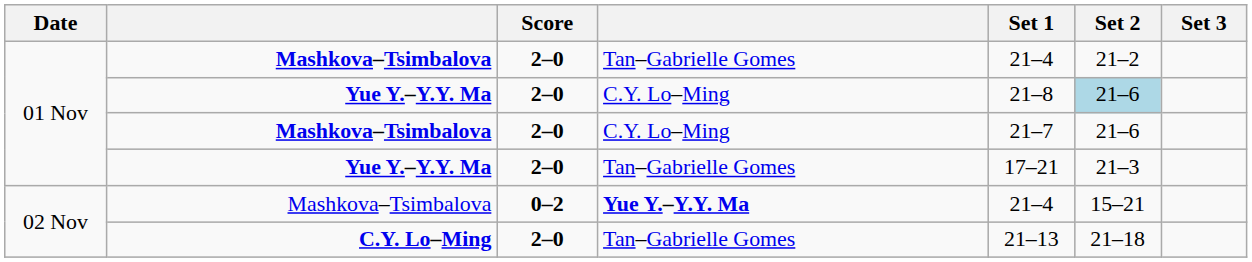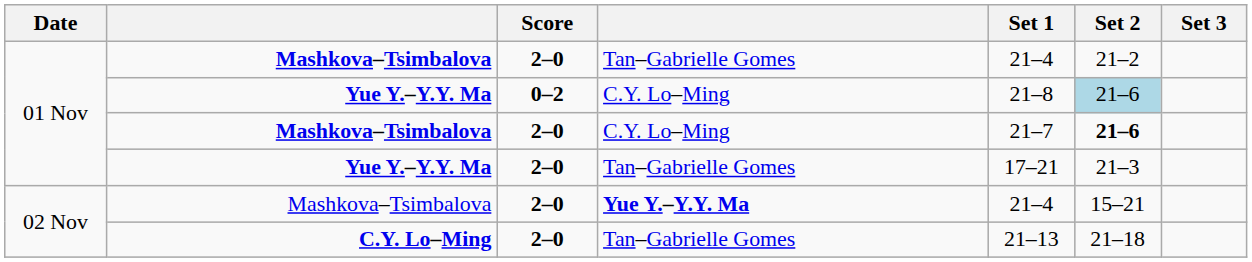(547, 95) 2–0 -> (547, 95) 0–2
(1118, 131) normal -> (1118, 131) bold
(547, 203) 0–2 -> (547, 203) 2–0
